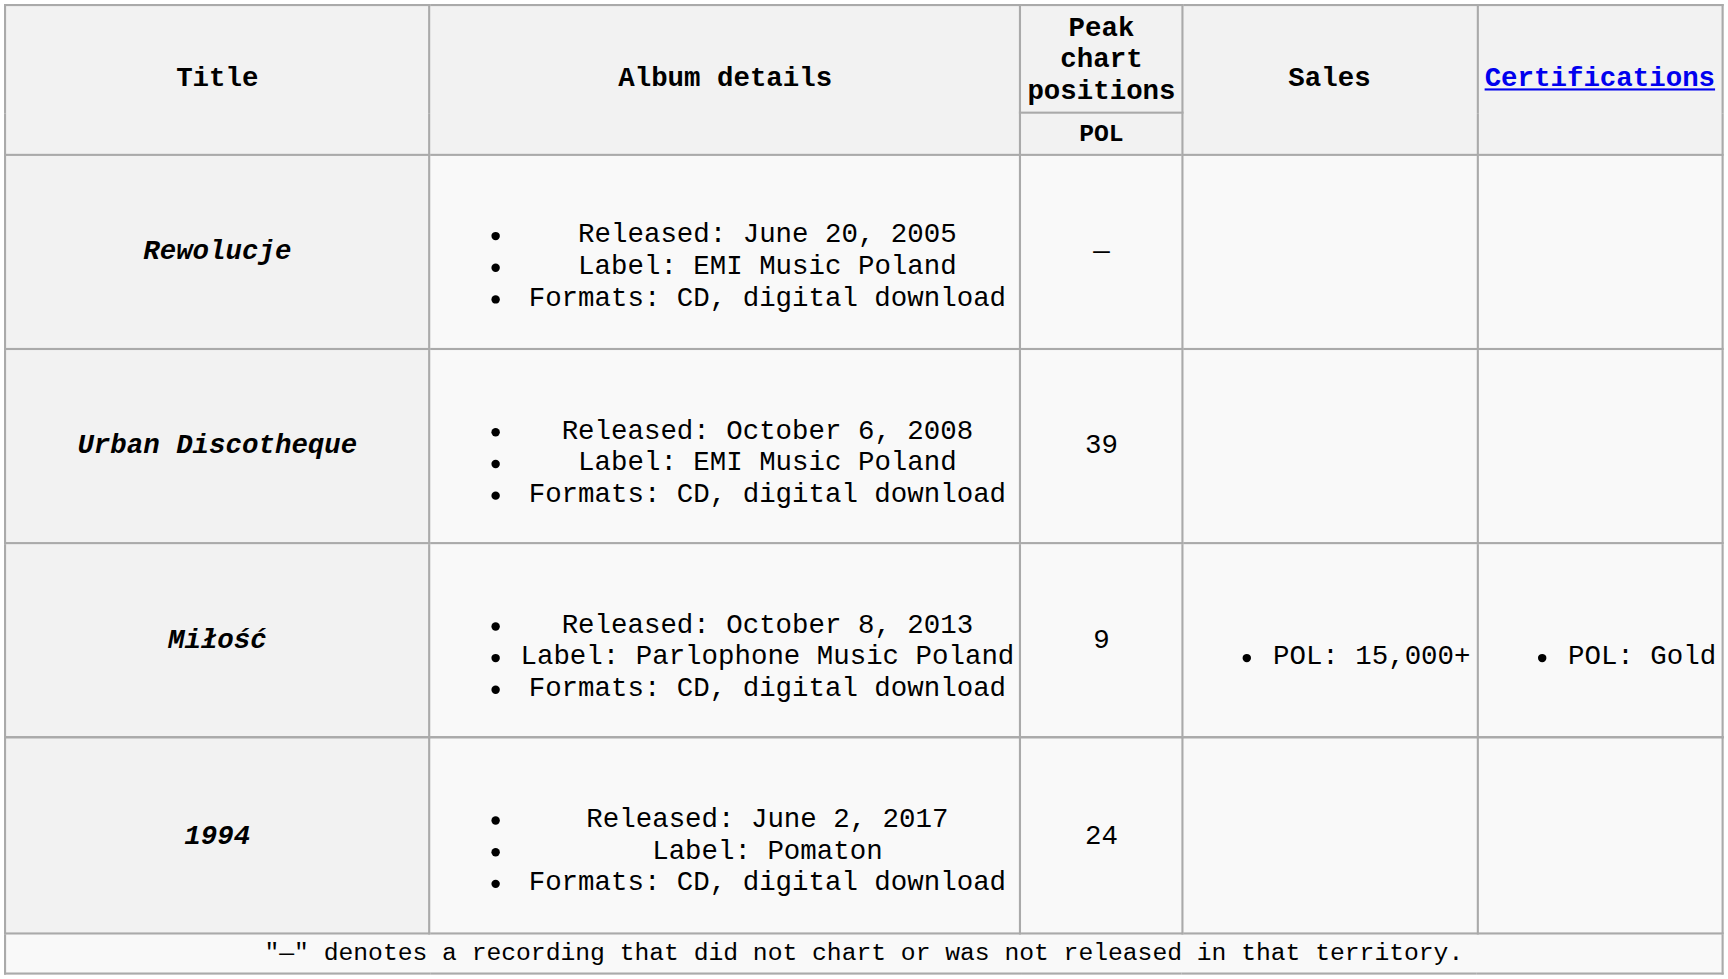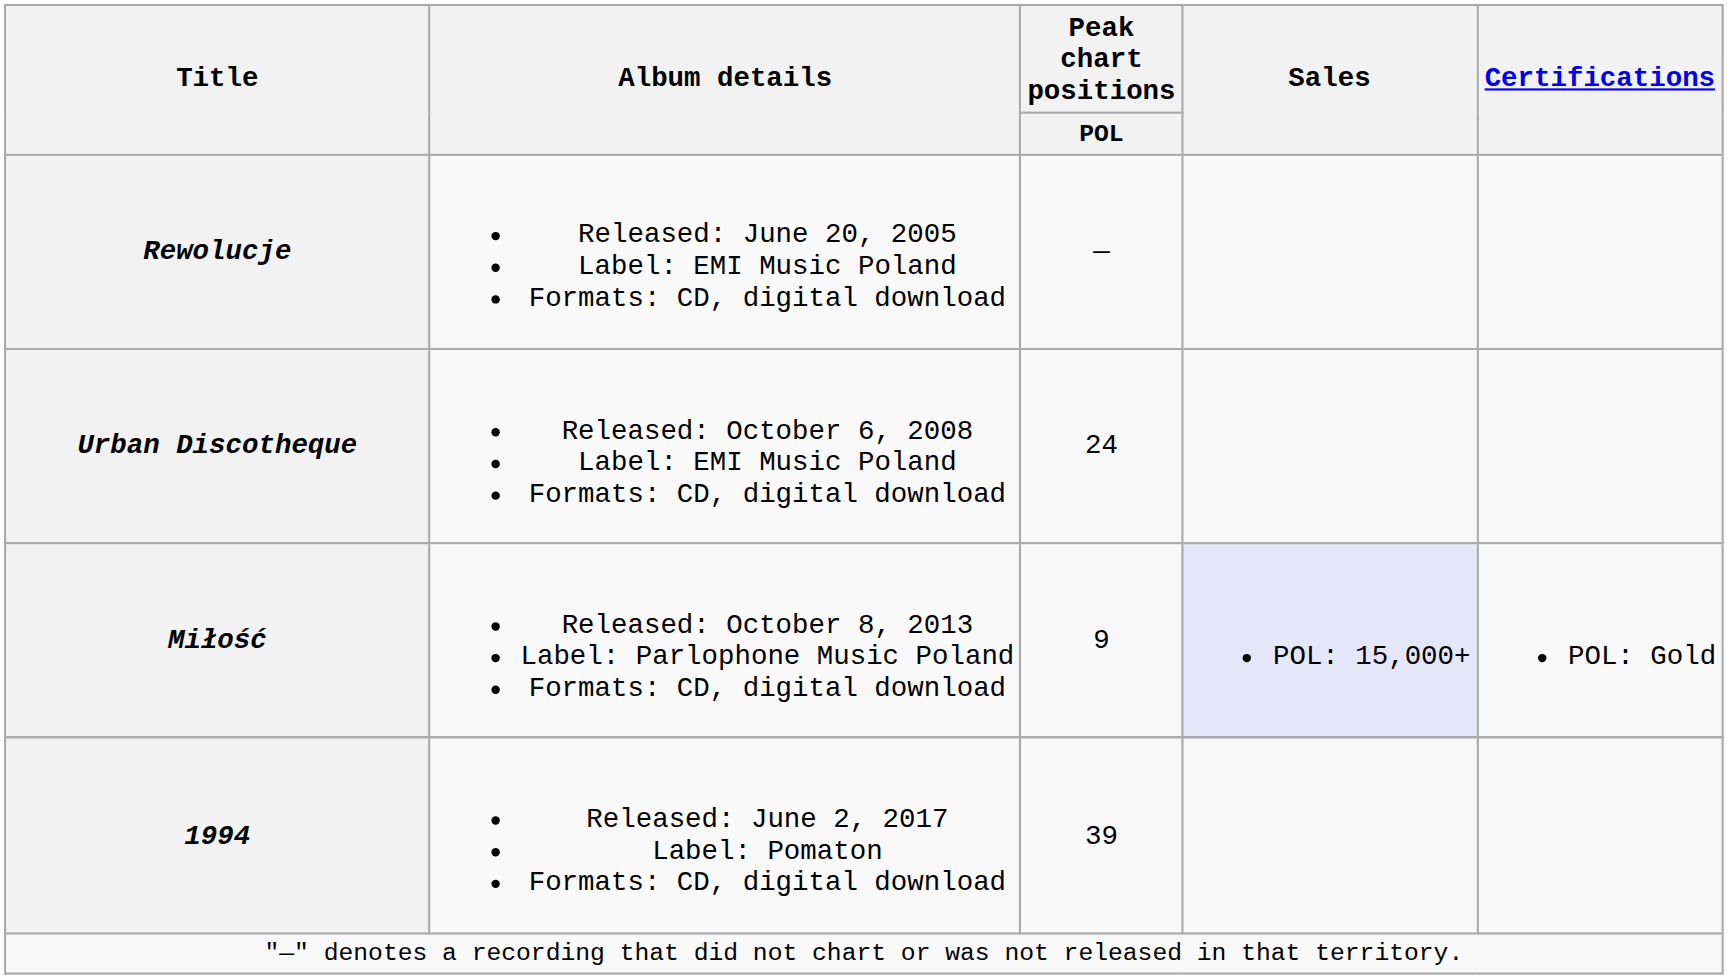(1101, 446) 39 -> (1101, 446) 24
(1330, 657) no background -> (1330, 657) lavender background
(1101, 835) 24 -> (1101, 835) 39
